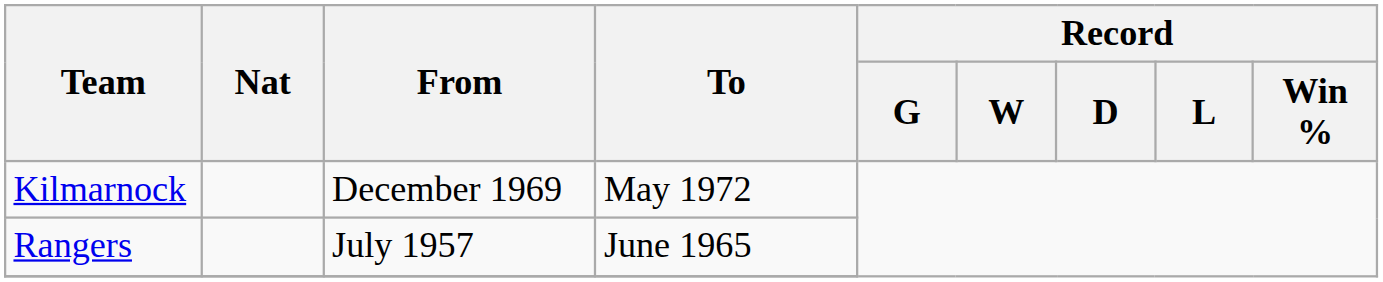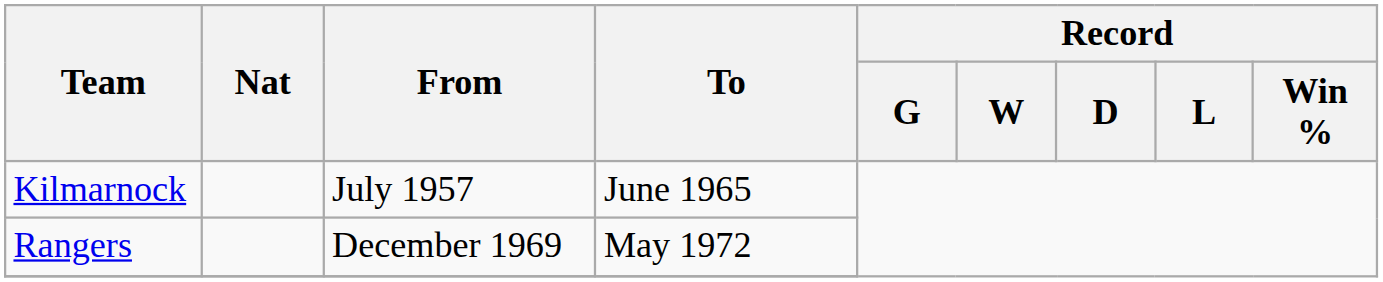(447, 188) December 1969 -> (403, 188) July 1957
(678, 188) May 1972 -> (678, 188) June 1965
(403, 245) July 1957 -> (447, 245) December 1969
(678, 245) June 1965 -> (678, 245) May 1972
